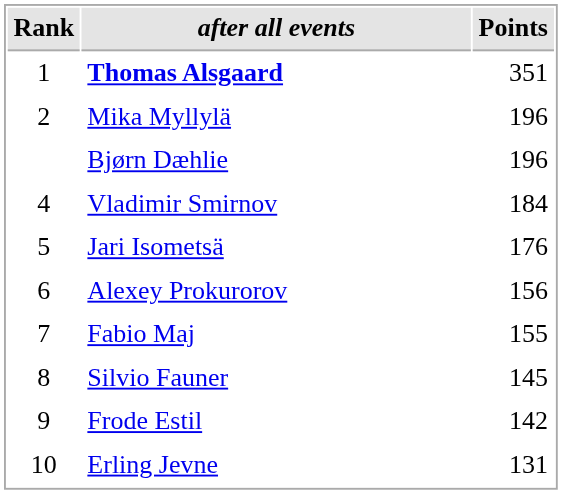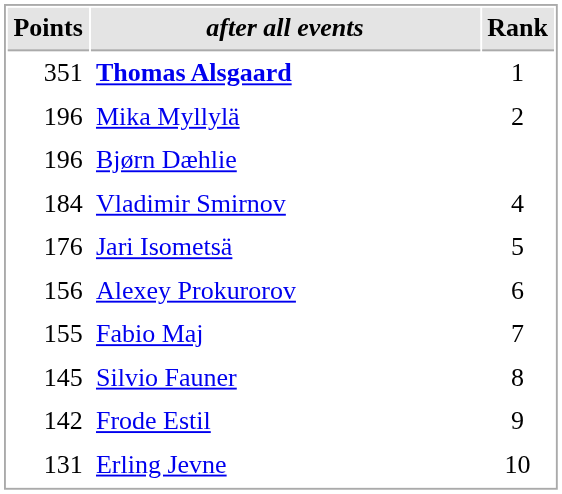columns swapped: (44, 28) <-> (513, 28)
